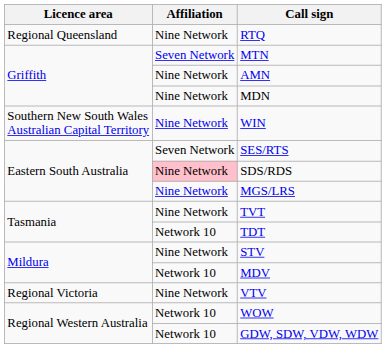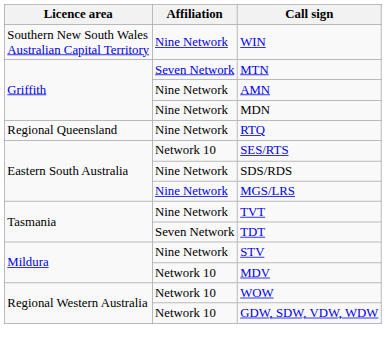rows swapped: (253, 123) <-> (253, 34)
(195, 150) Seven Network -> (185, 150) Network 10
(191, 171) pink background -> (191, 171) no background
(185, 232) Network 10 -> (195, 232) Seven Network
- row: (253, 292)
